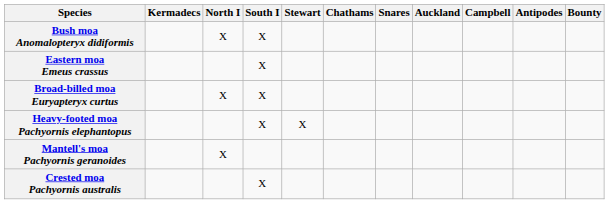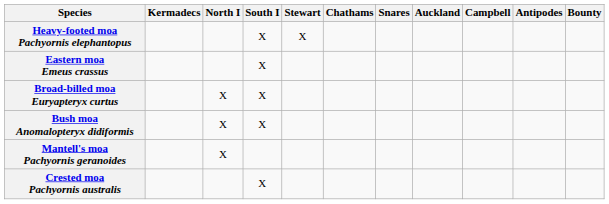rows swapped: (75, 36) <-> (75, 124)
